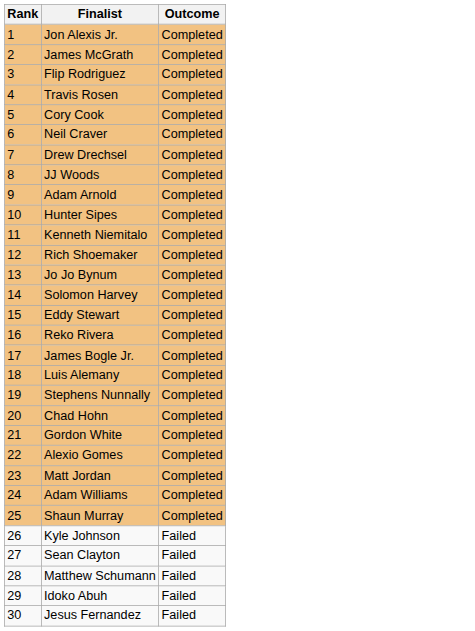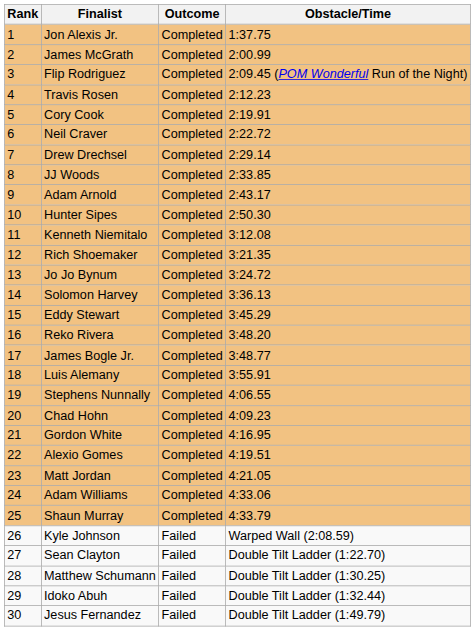+ column: (348, 14)
